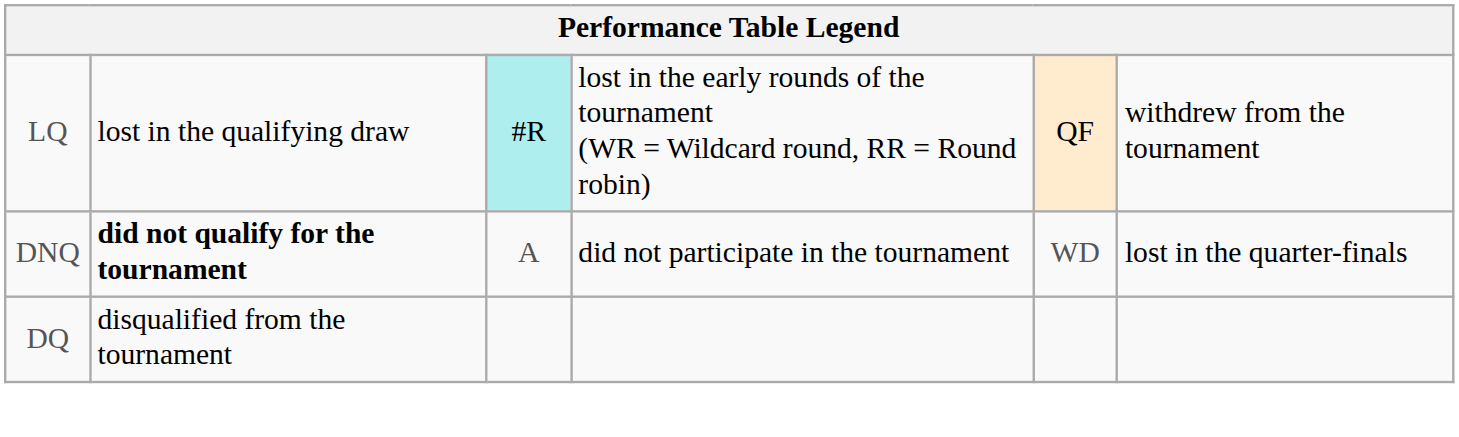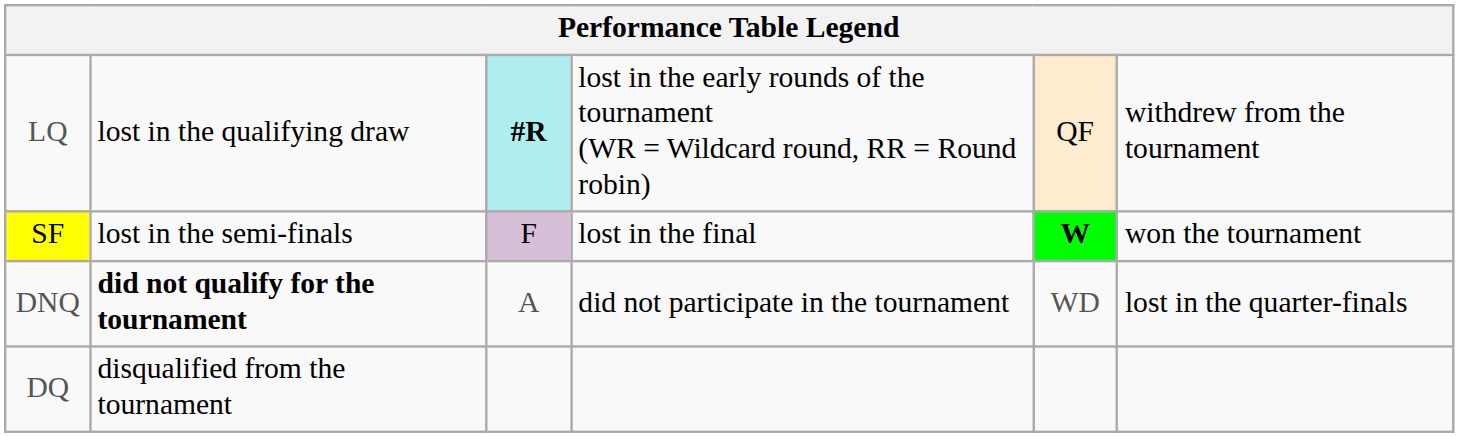(529, 132) normal -> (529, 132) bold
+ row: (48, 235)
